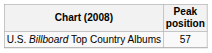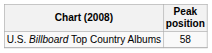(185, 39) 57 -> (185, 39) 58
